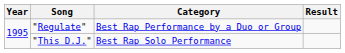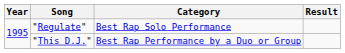(199, 26) Best Rap Performance by a Duo or Group -> (164, 26) Best Rap Solo Performance
(164, 41) Best Rap Solo Performance -> (199, 41) Best Rap Performance by a Duo or Group
